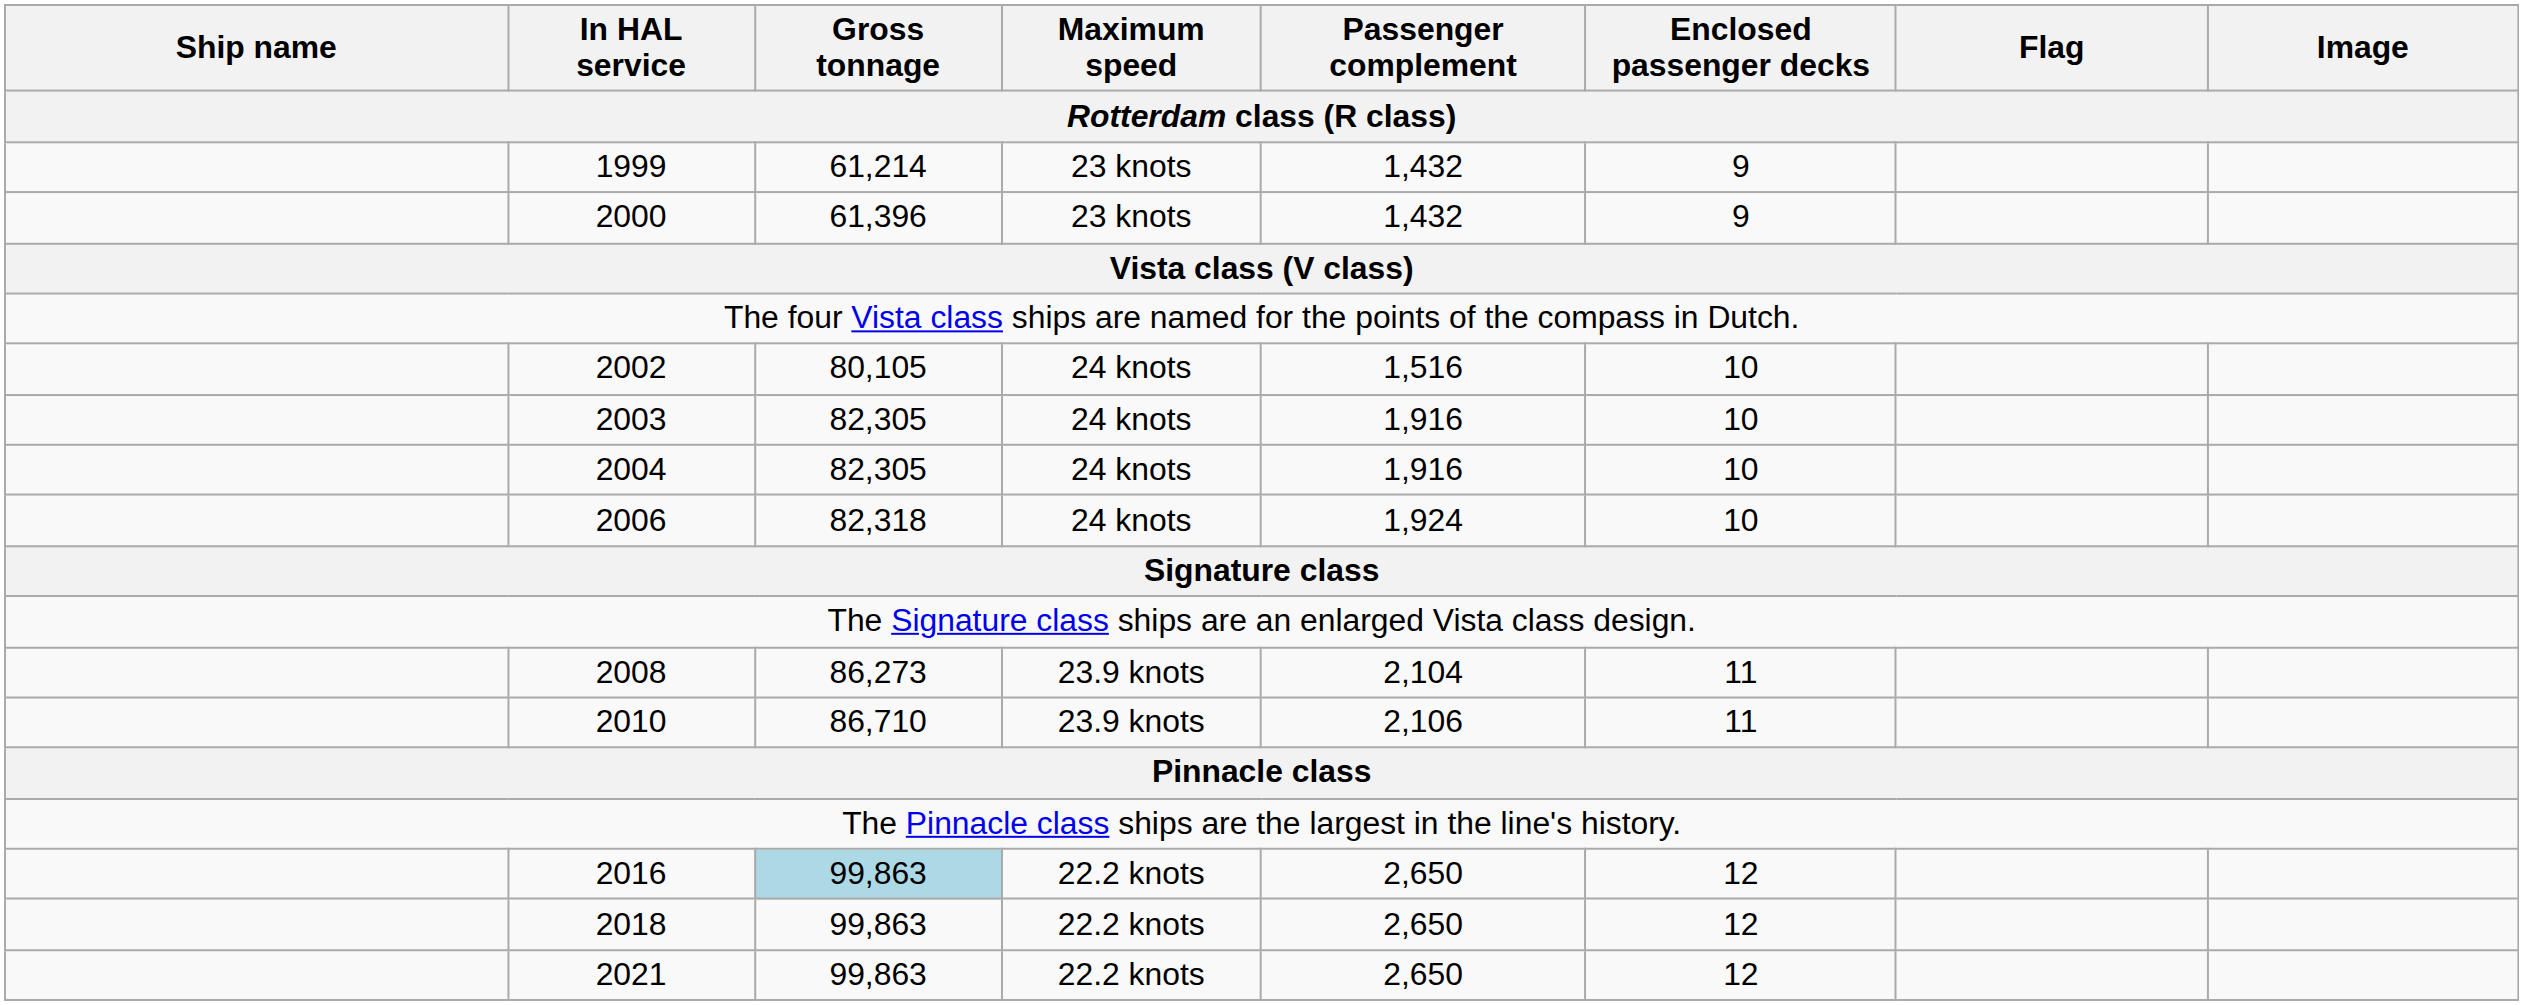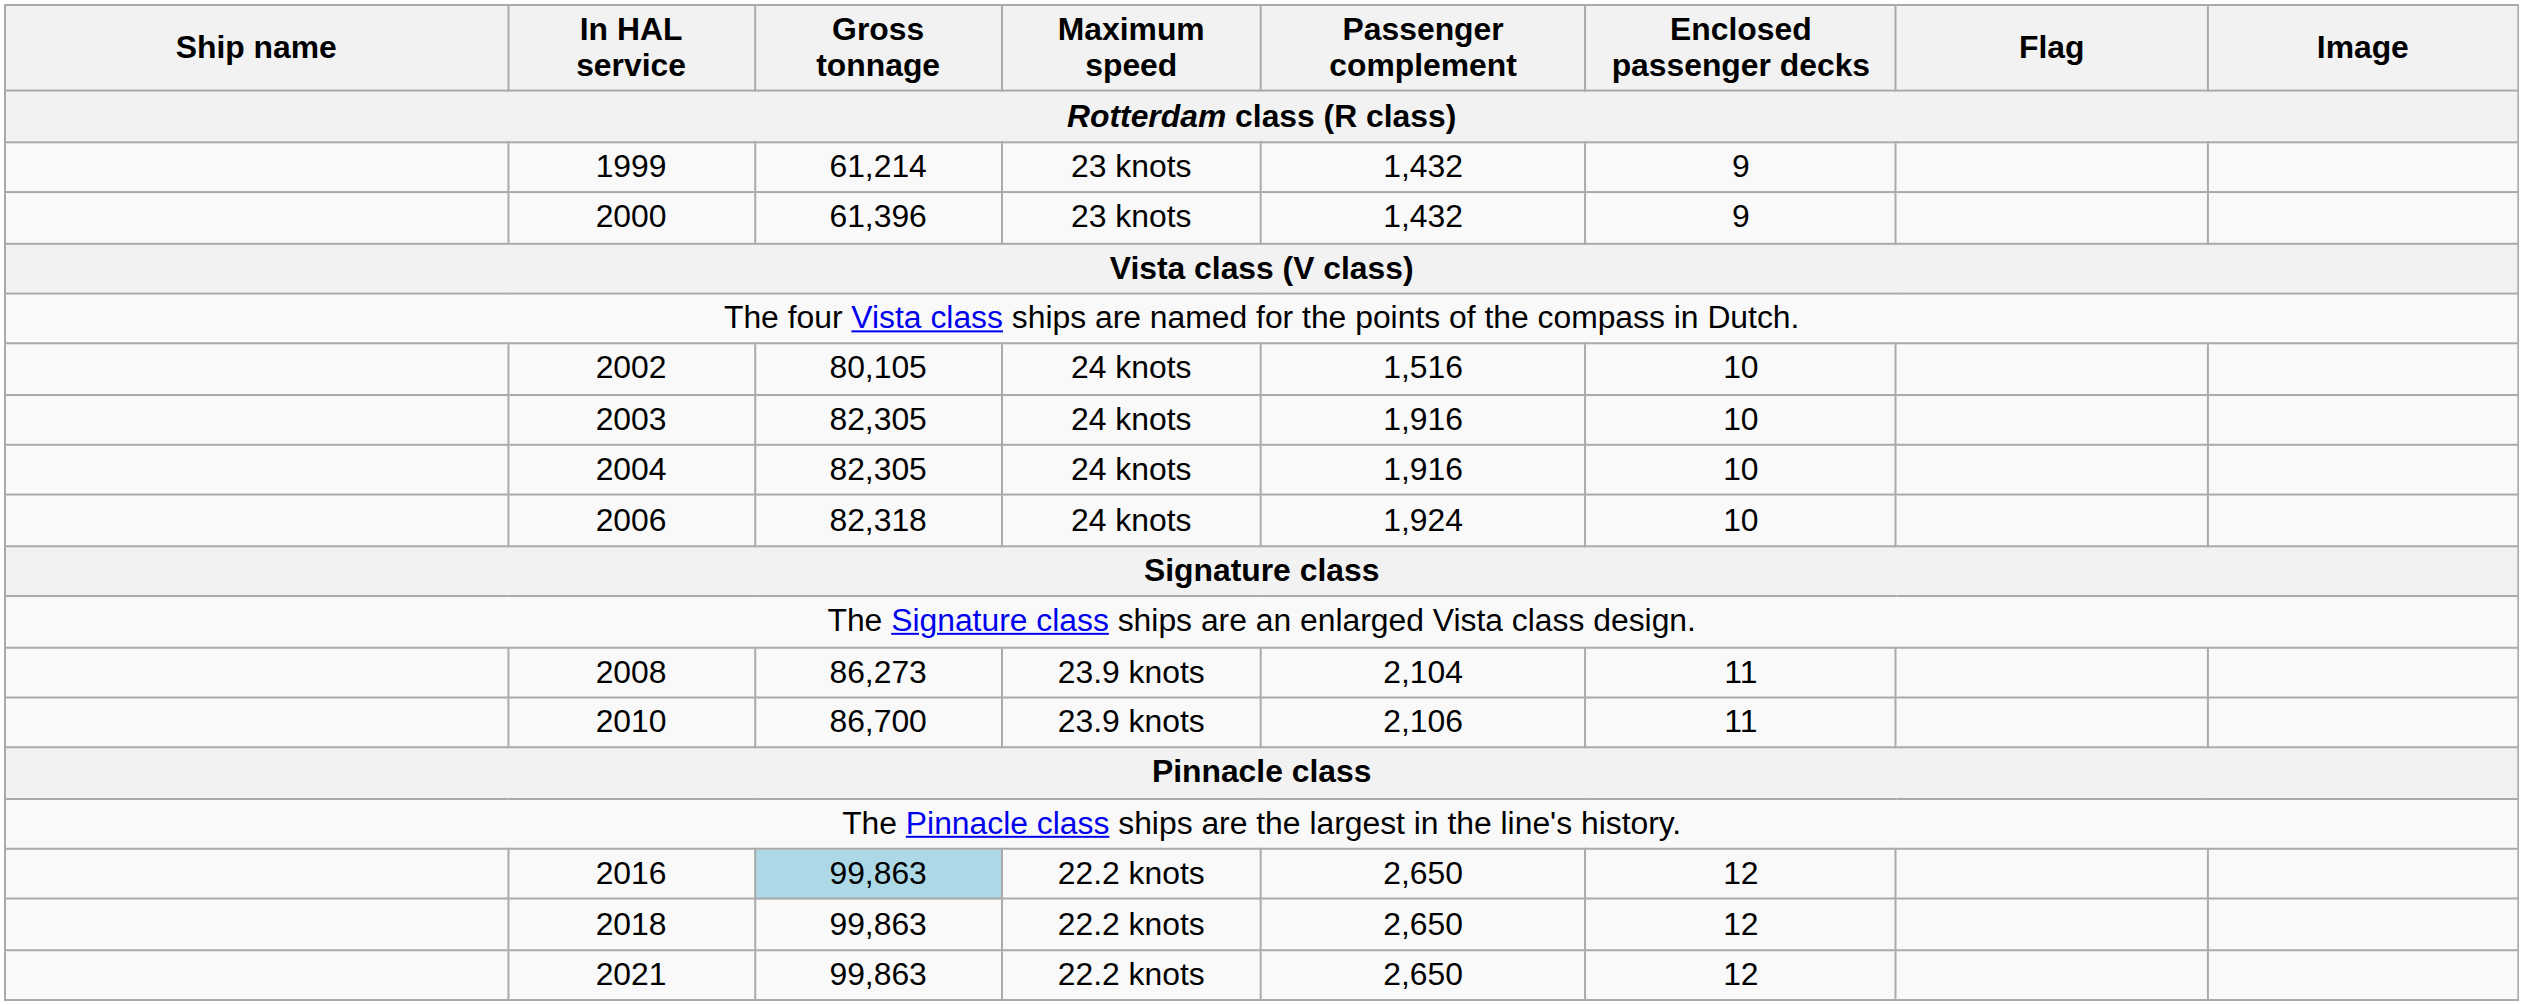(878, 722) 86,710 -> (878, 722) 86,700
